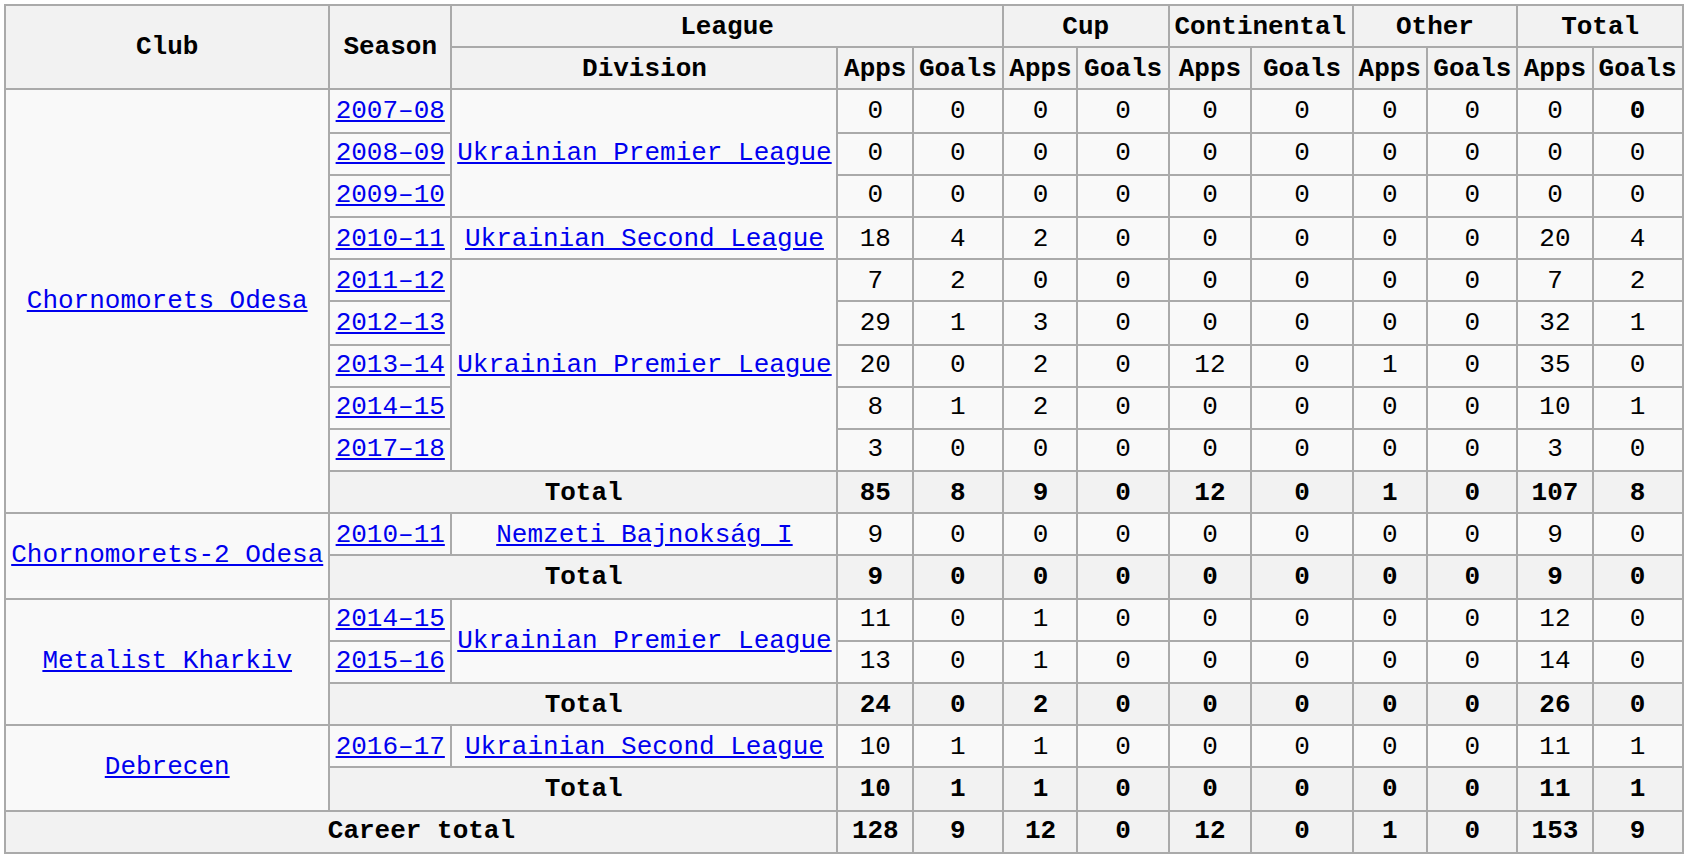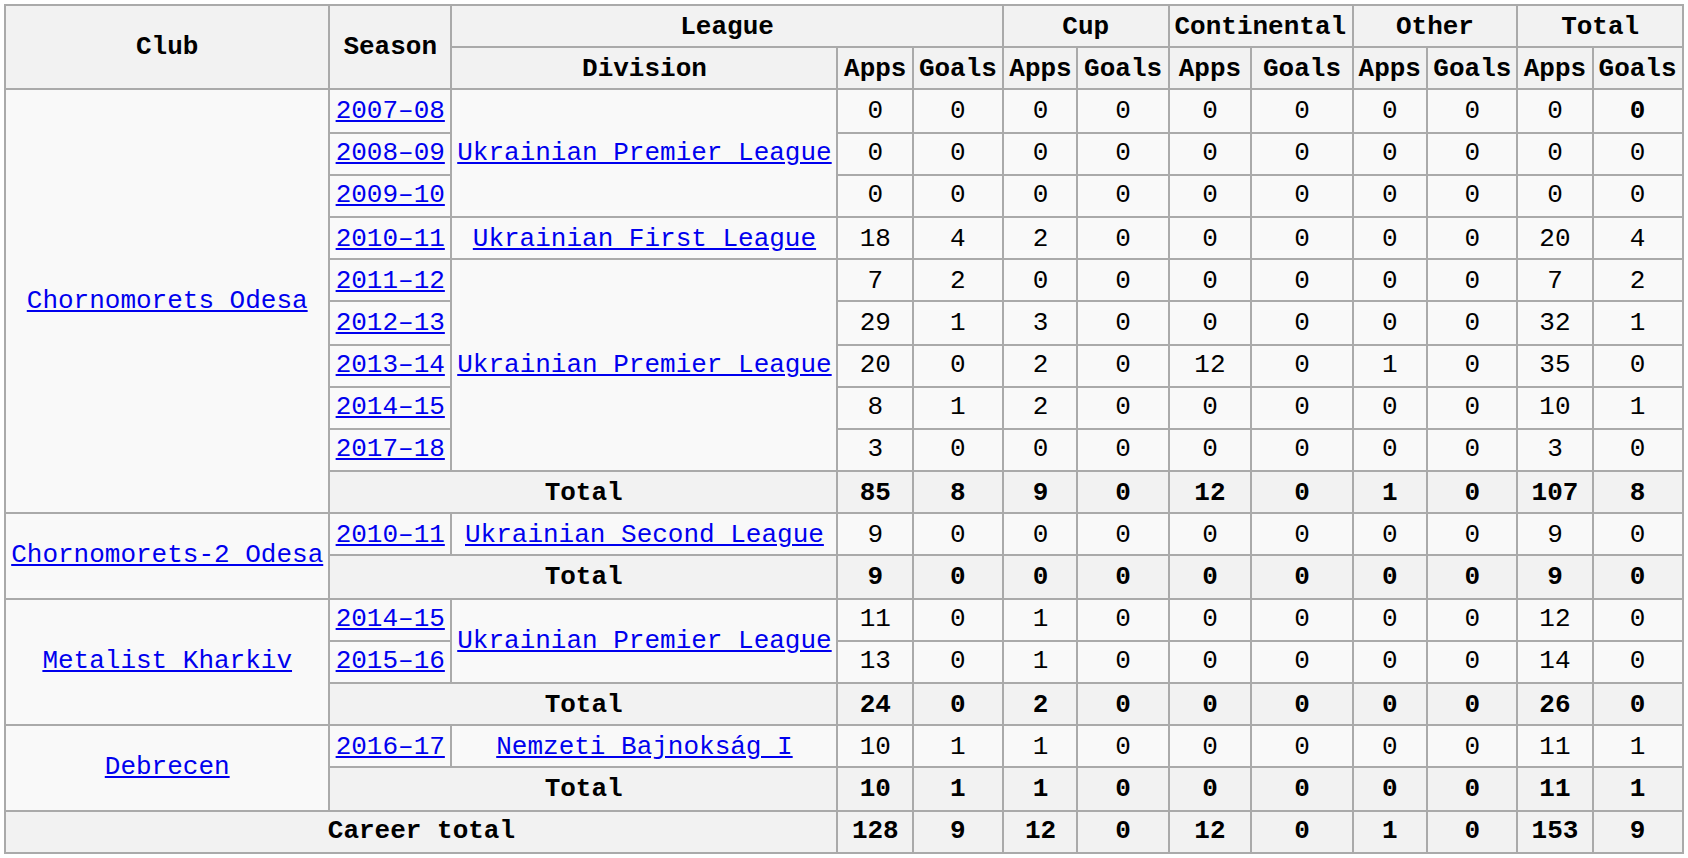(644, 238) Ukrainian Second League -> (644, 238) Ukrainian First League
(644, 535) Nemzeti Bajnokság I -> (644, 535) Ukrainian Second League
(644, 747) Ukrainian Second League -> (644, 747) Nemzeti Bajnokság I
